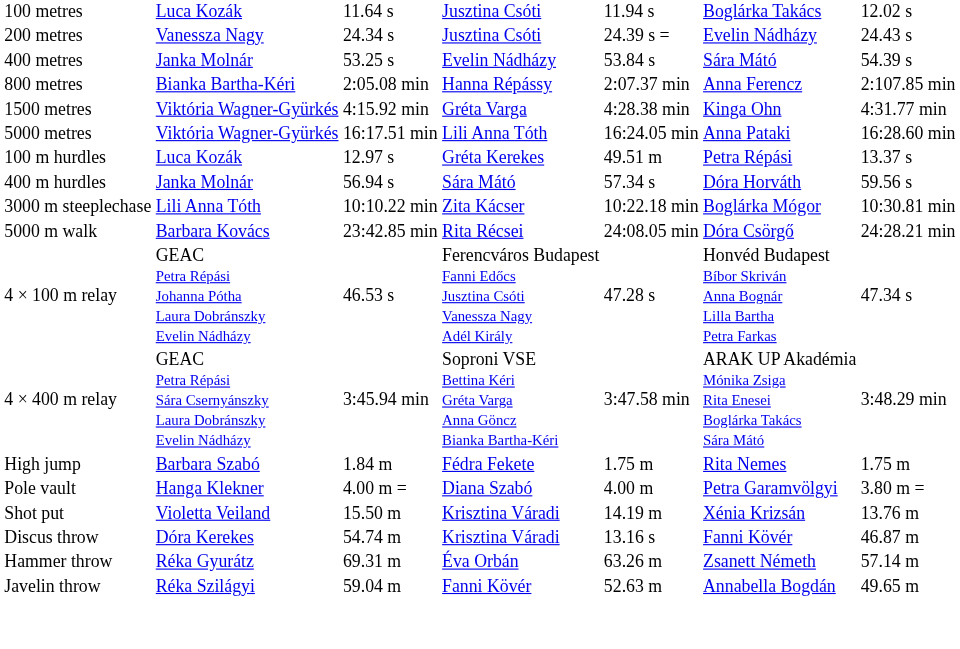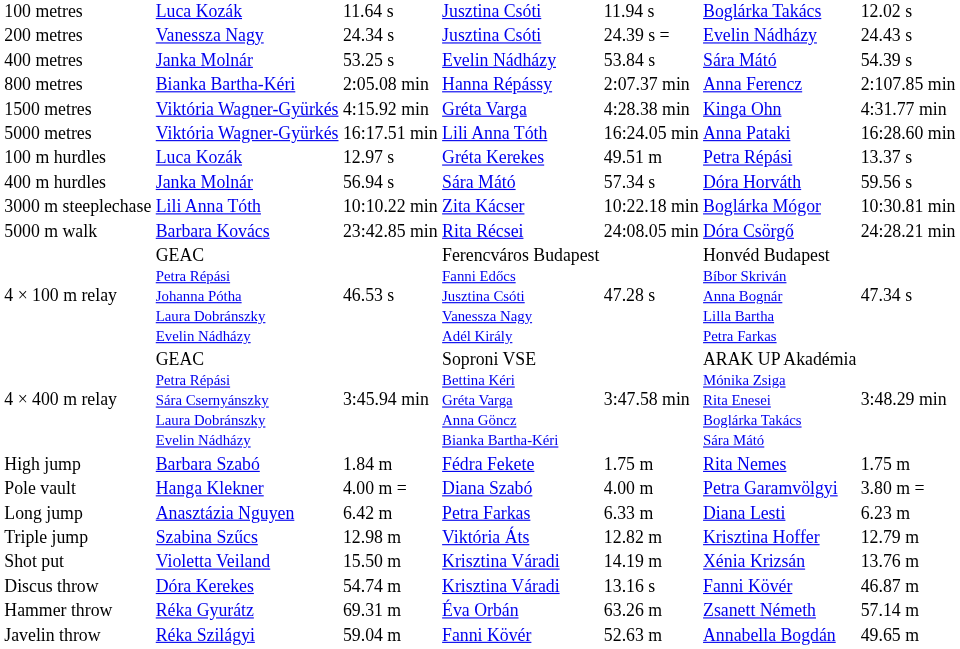+ row: (44, 512)
+ row: (46, 537)
